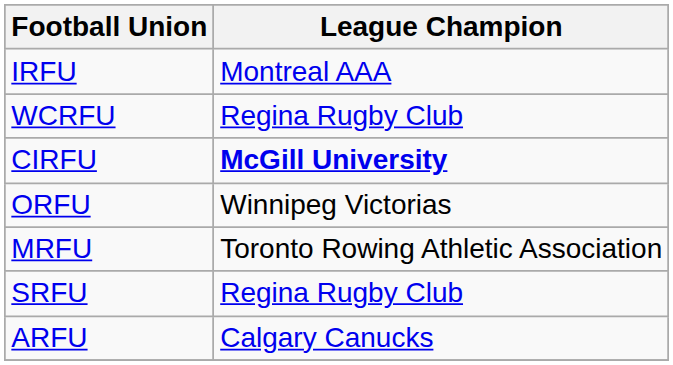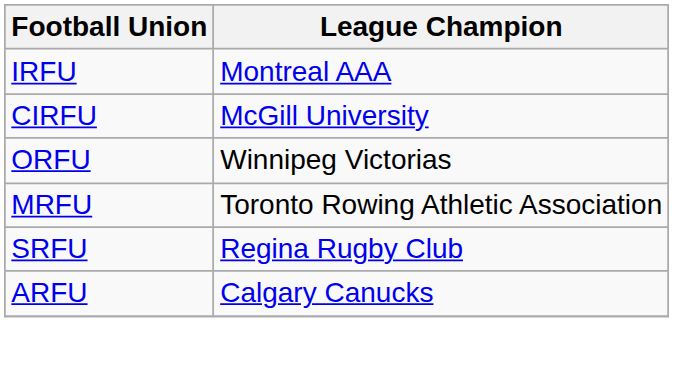- row: (63, 115)
(334, 159) bold -> (324, 115) normal
